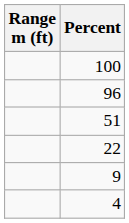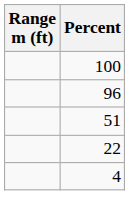- row: (117, 176)
